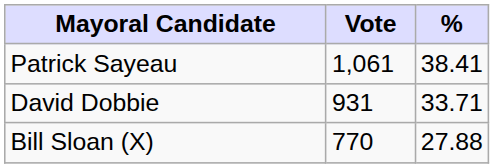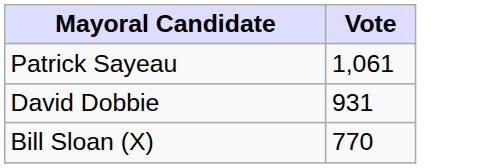- column: (452, 24)
